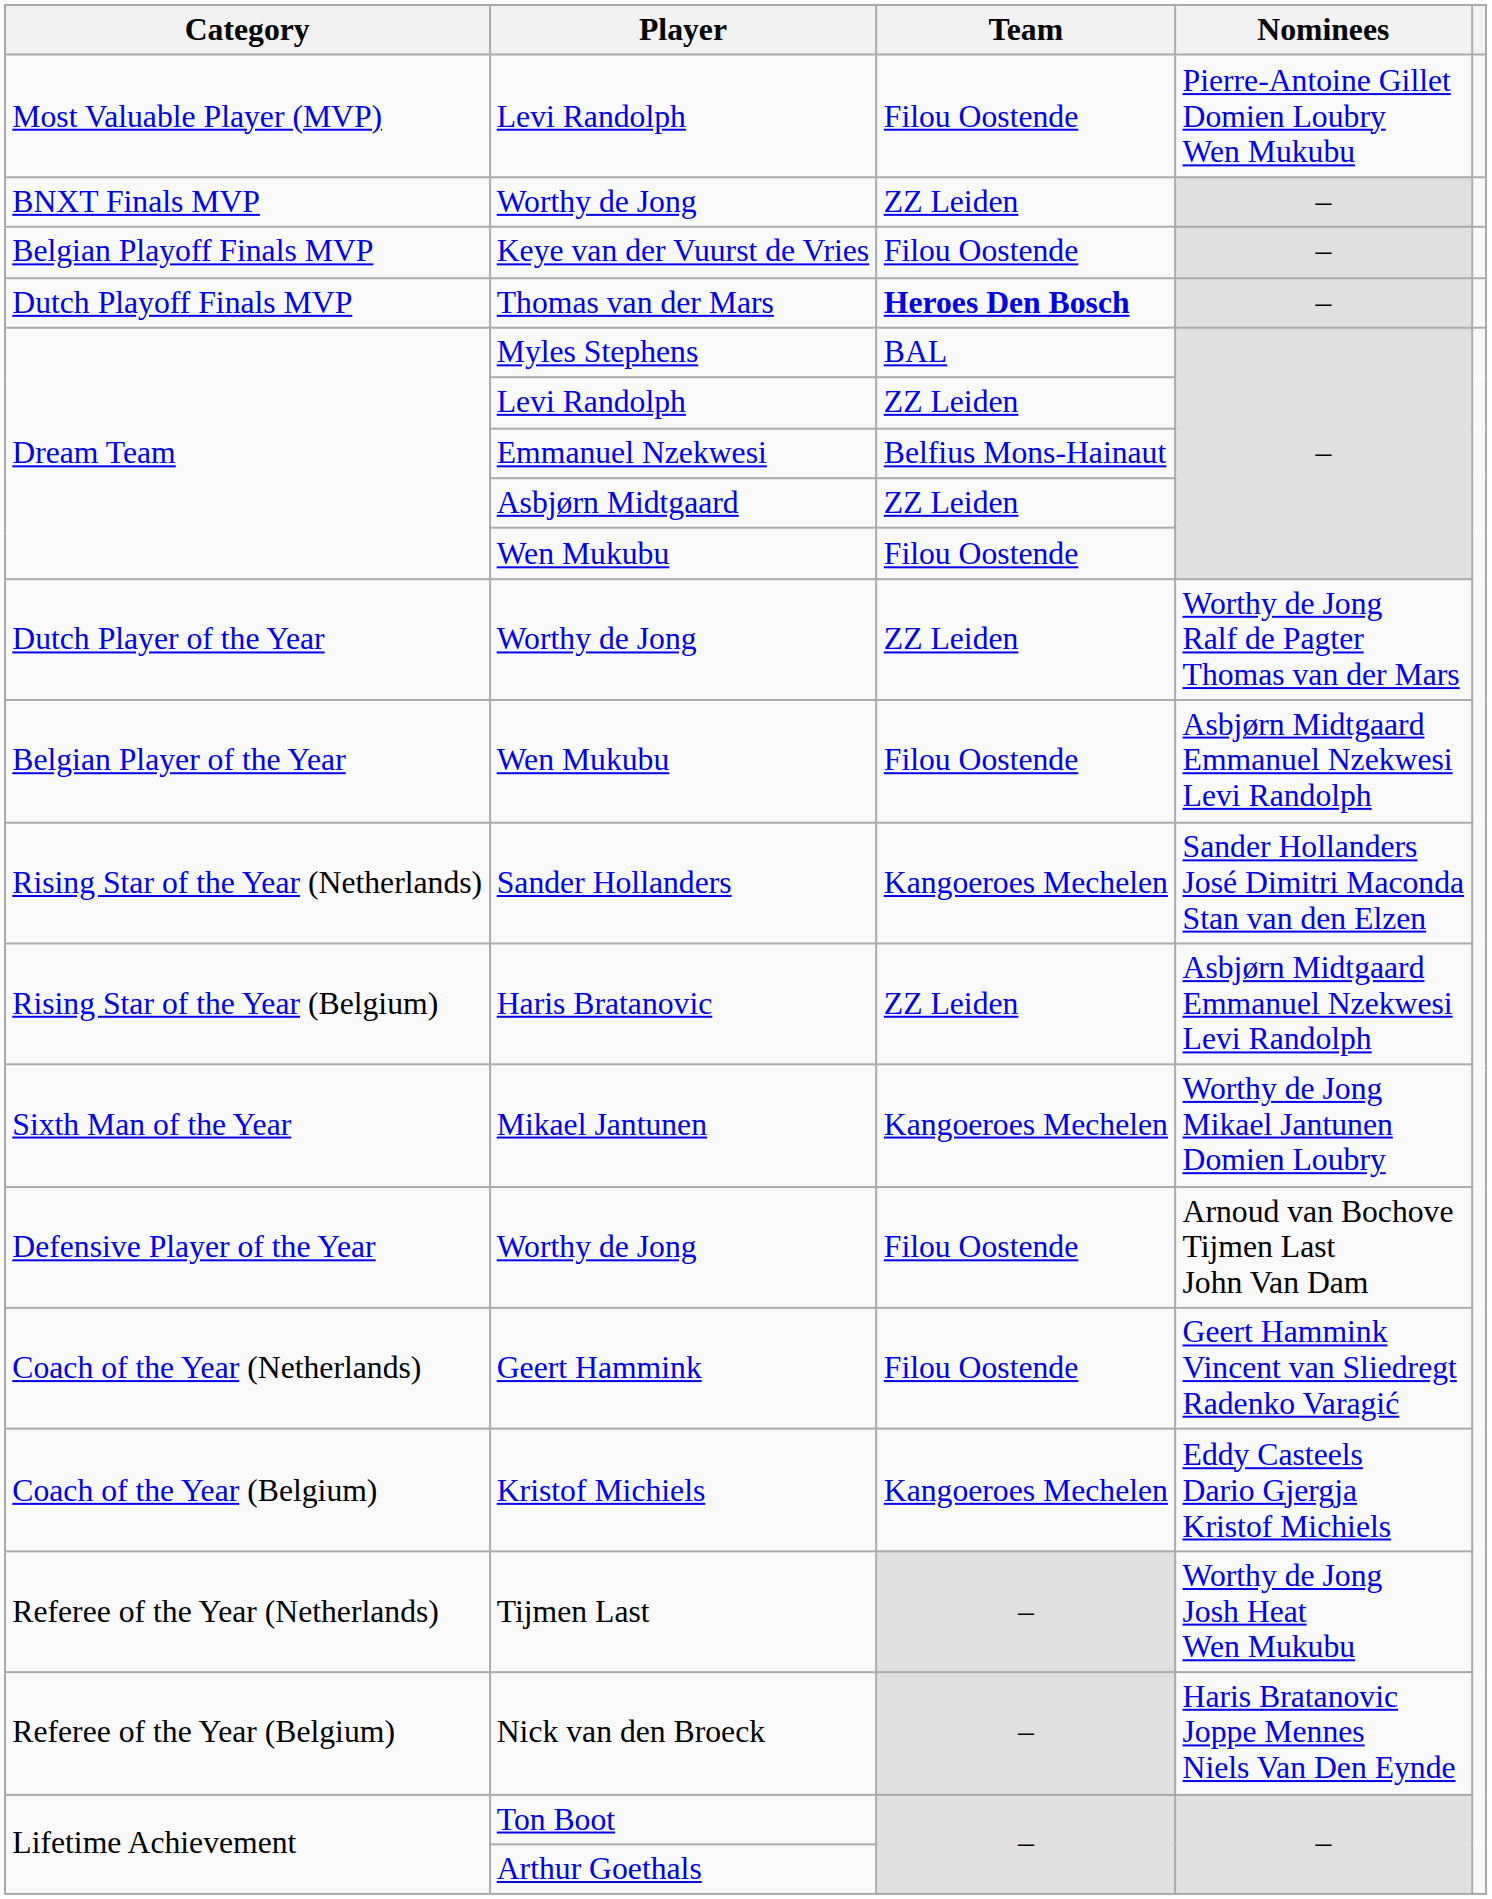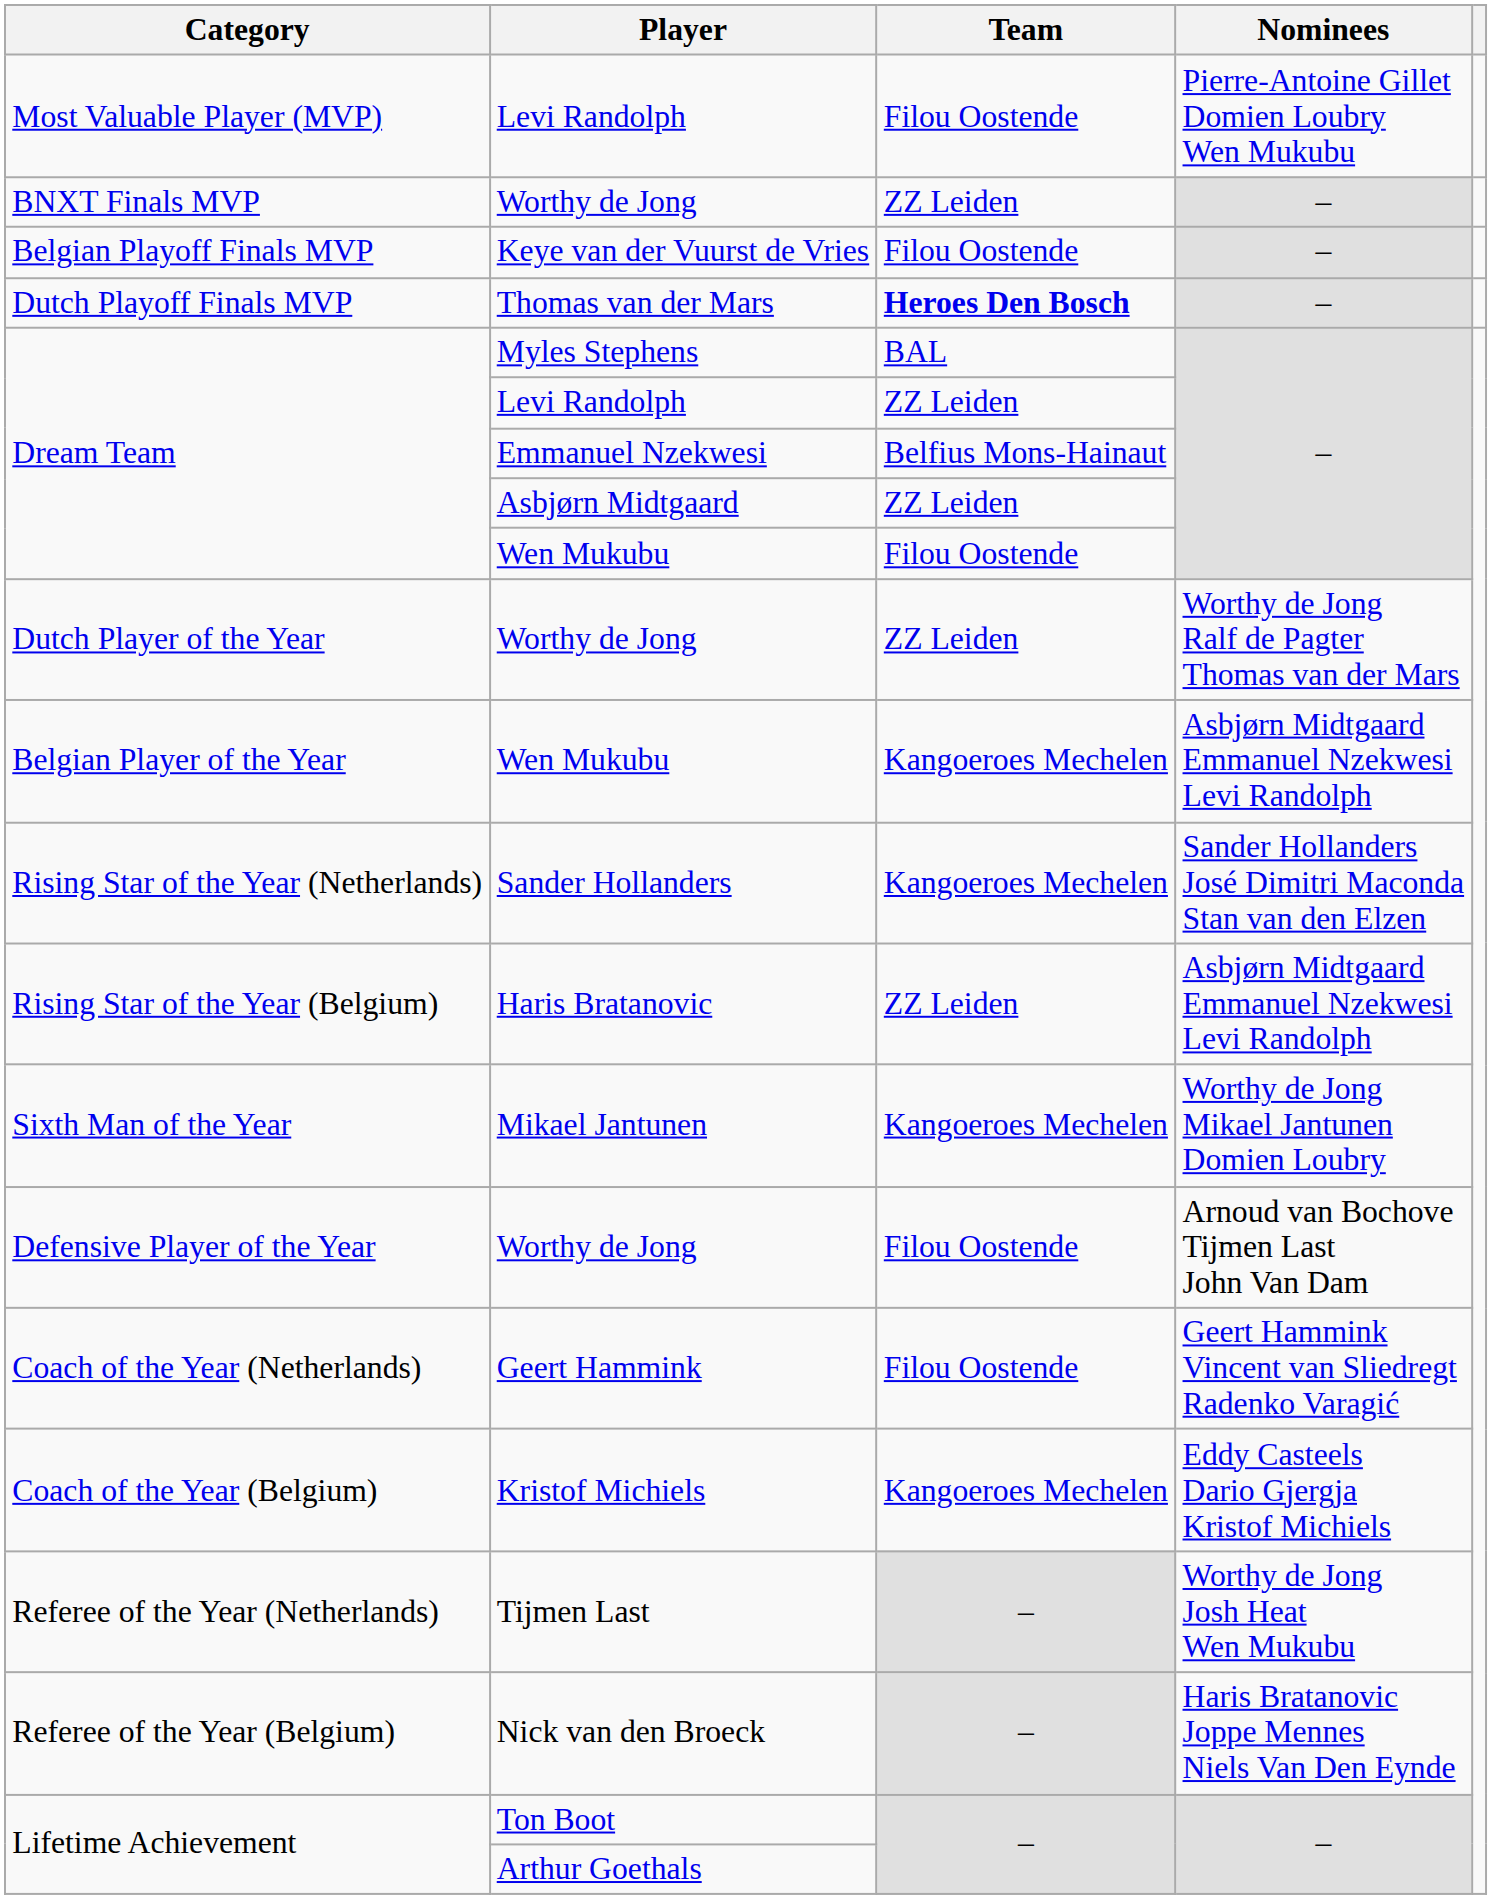(981, 760) Filou Oostende -> (1026, 760) Kangoeroes Mechelen
